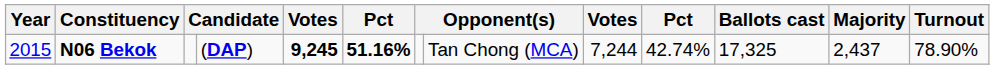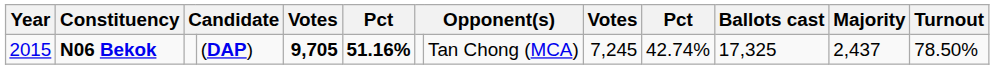(314, 49) 9,245 -> (314, 49) 9,705
(614, 49) 7,244 -> (614, 49) 7,245
(946, 49) 78.90% -> (946, 49) 78.50%
